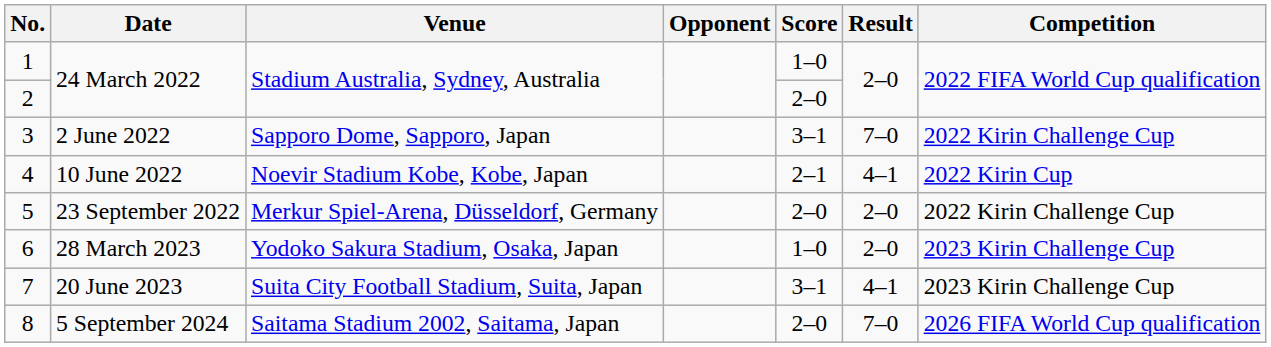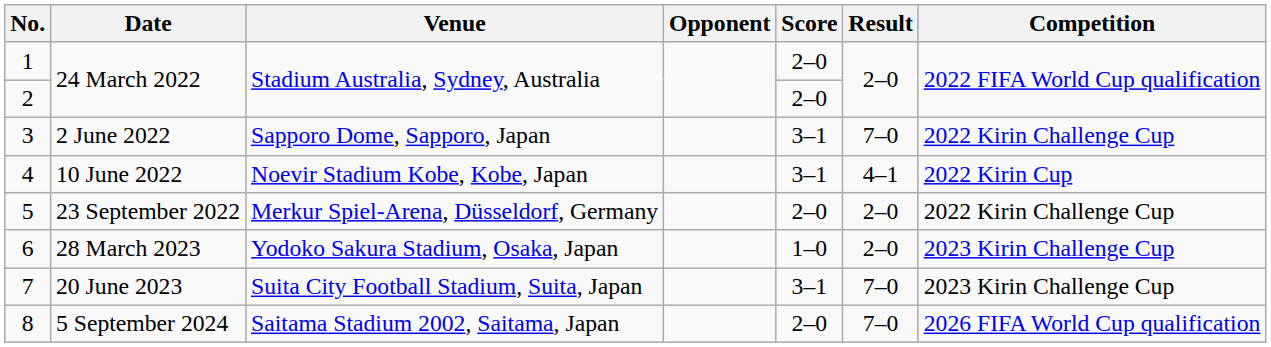(809, 60) 1–0 -> (809, 60) 2–0
(809, 173) 2–1 -> (809, 173) 3–1
(881, 286) 4–1 -> (881, 286) 7–0
